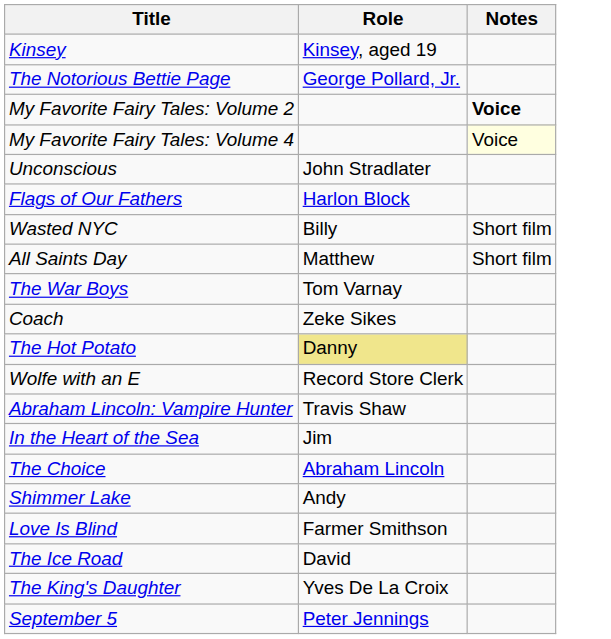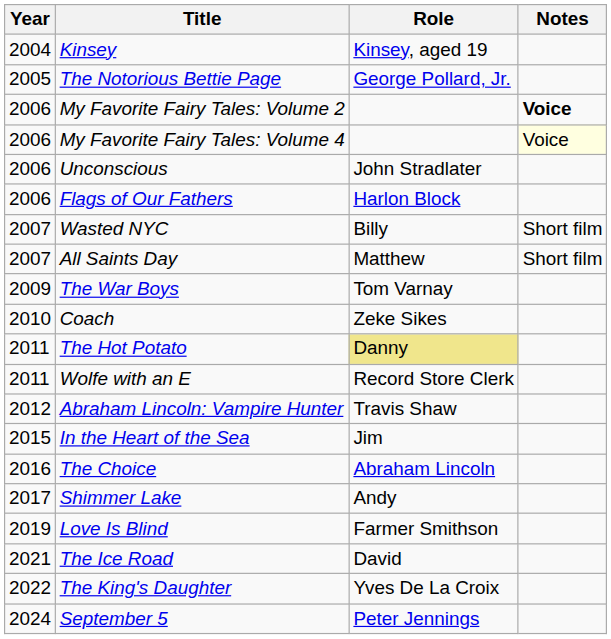+ column: (30, 19)
